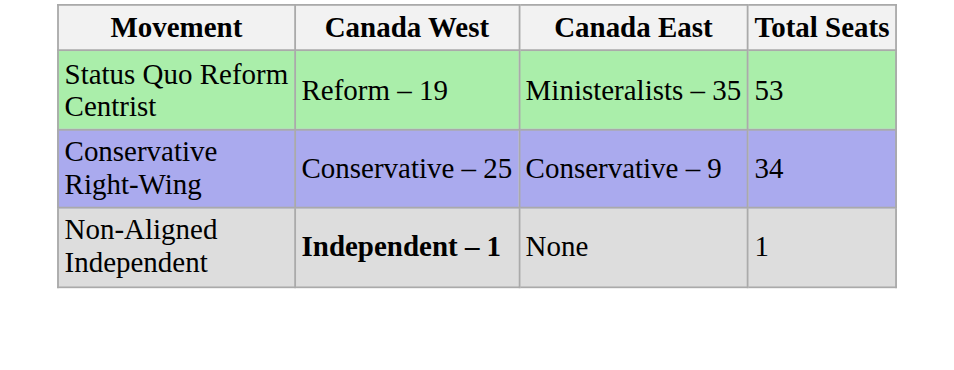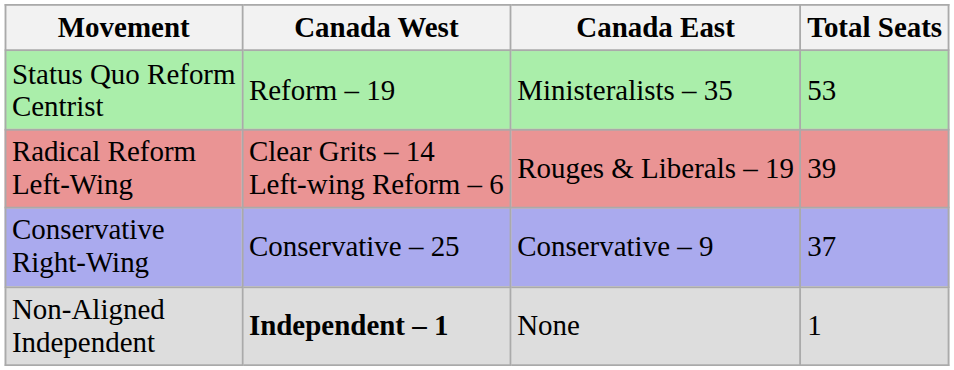+ row: (104, 168)
(769, 168) 34 -> (822, 246) 37
